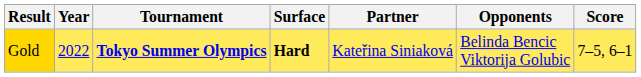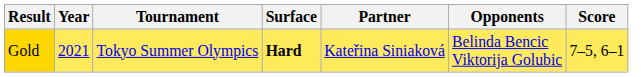(74, 50) 2022 -> (74, 50) 2021
(182, 50) bold -> (178, 50) normal
